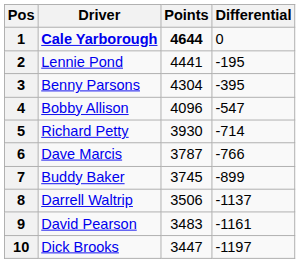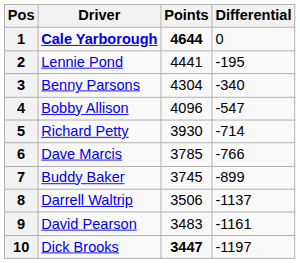(230, 85) -395 -> (230, 85) -340
(186, 154) 3787 -> (186, 154) 3785
(186, 246) normal -> (186, 246) bold
